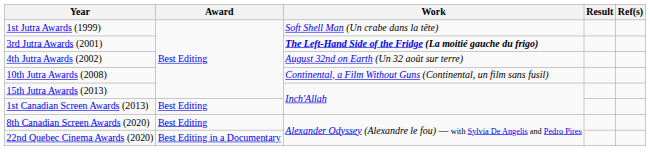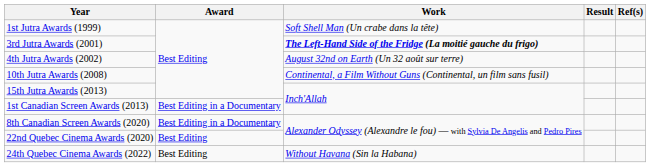(183, 106) Best Editing -> (219, 106) Best Editing in a Documentary
(183, 122) Best Editing -> (219, 122) Best Editing in a Documentary
(219, 138) Best Editing in a Documentary -> (183, 138) Best Editing
+ row: (79, 153)
